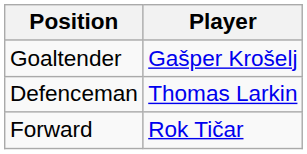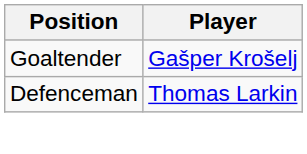- row: (51, 129)
